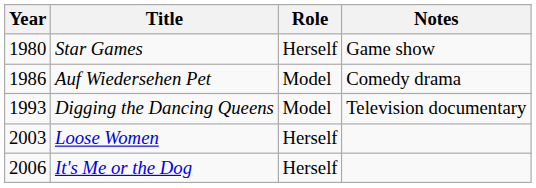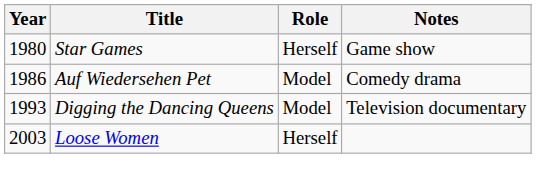- row: (124, 167)
